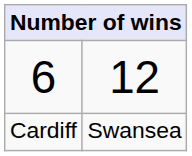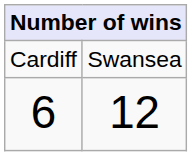rows swapped: (43, 131) <-> (43, 77)
